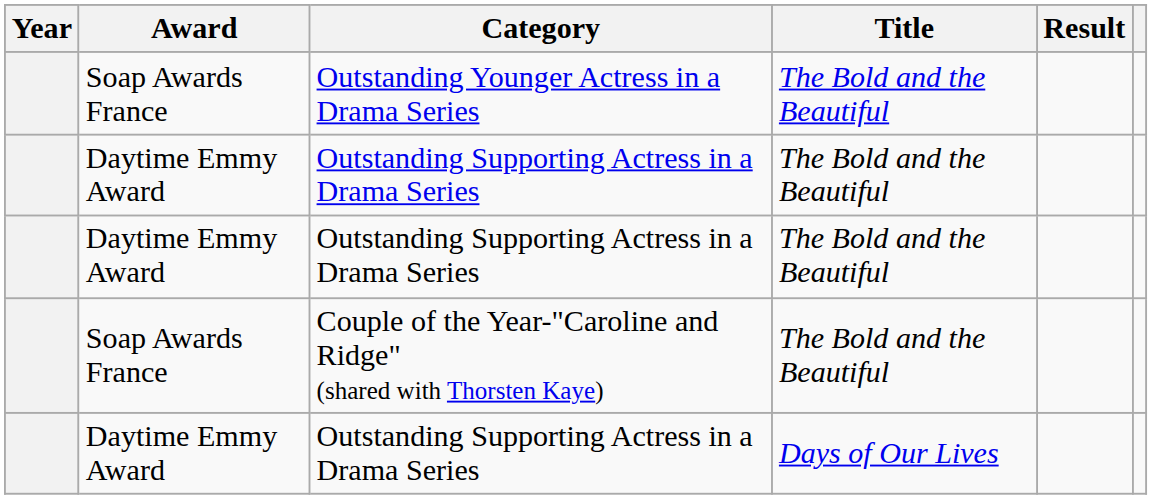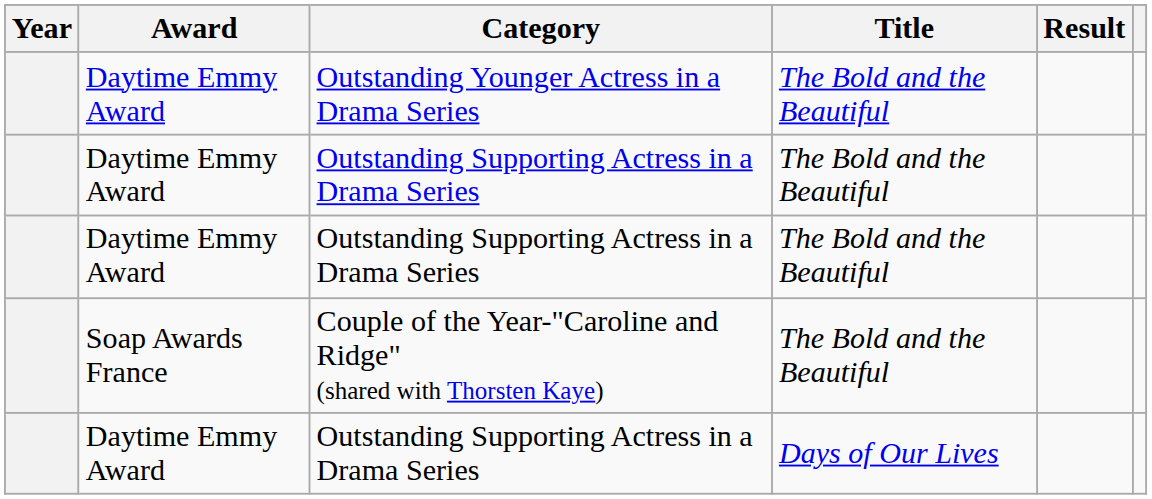(164, 92) Soap Awards France -> (182, 92) Daytime Emmy Award
